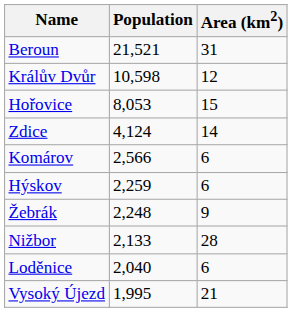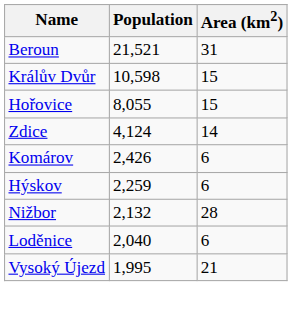(209, 77) 12 -> (209, 77) 15
(132, 104) 8,053 -> (132, 104) 8,055
(132, 158) 2,566 -> (132, 158) 2,426
- row: (33, 212)
(132, 239) 2,133 -> (132, 212) 2,132
